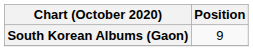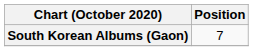(220, 35) 9 -> (220, 35) 7
